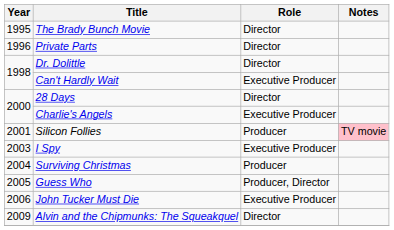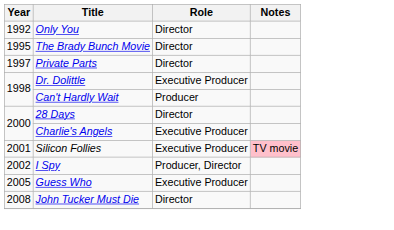+ row: (57, 30)
(19, 47) 1996 -> (19, 64) 1997
(262, 64) Director -> (201, 81) Executive Producer
(290, 81) Executive Producer -> (177, 98) Producer
(265, 132) Producer -> (201, 149) Executive Producer
(19, 149) 2003 -> (19, 166) 2002
(290, 149) Executive Producer -> (198, 166) Producer, Director
- row: (83, 166)
(286, 183) Producer, Director -> (201, 183) Executive Producer
(19, 200) 2006 -> (19, 200) 2008
(290, 200) Executive Producer -> (174, 200) Director
- row: (137, 217)
